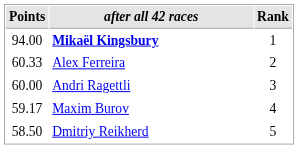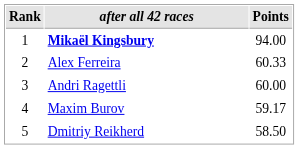columns swapped: (273, 16) <-> (27, 16)
